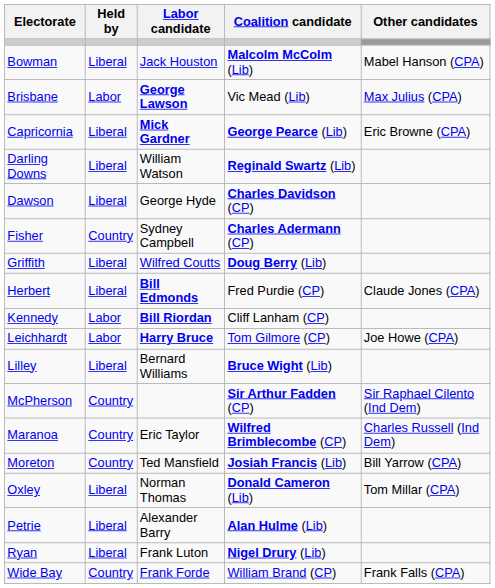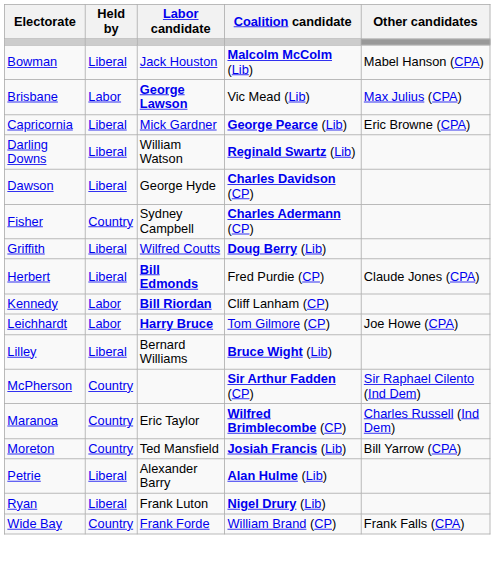(165, 131) bold -> (178, 124) normal
- row: (24, 490)
